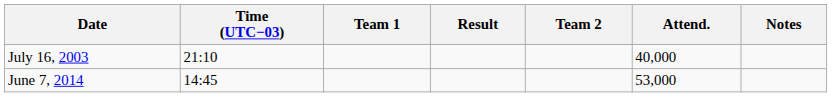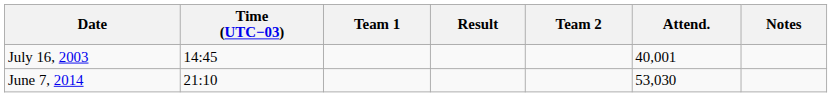(201, 56) 21:10 -> (201, 56) 14:45
(656, 56) 40,000 -> (656, 56) 40,001
(201, 80) 14:45 -> (201, 80) 21:10
(656, 80) 53,000 -> (656, 80) 53,030
